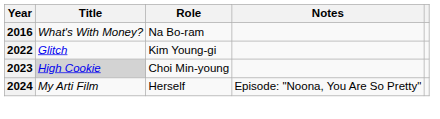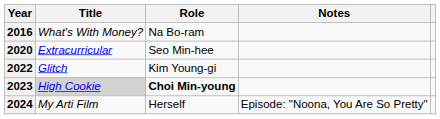+ row: (20, 50)
(189, 68) normal -> (192, 86) bold
